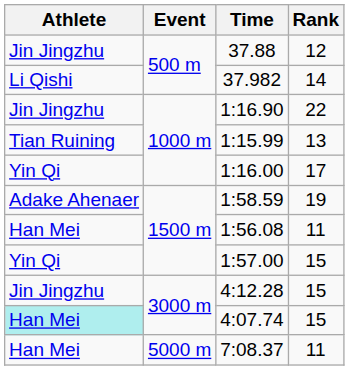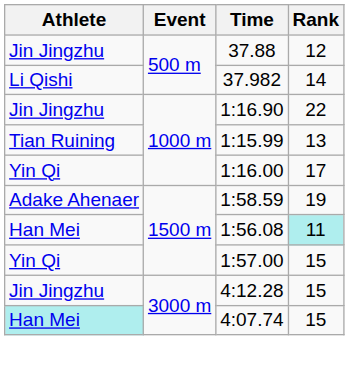(316, 230) no background -> (316, 230) paleturquoise background
- row: (252, 350)
